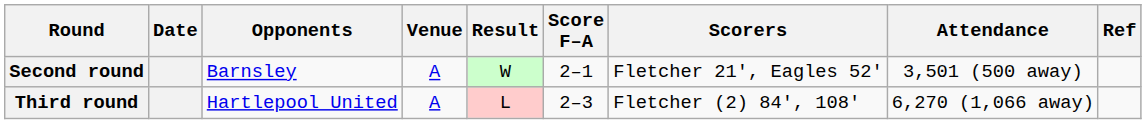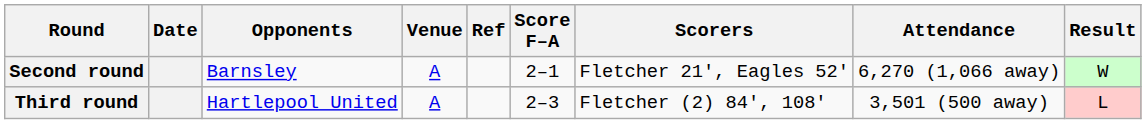columns swapped: (505, 31) <-> (1120, 31)
(993, 72) 3,501 (500 away) -> (959, 72) 6,270 (1,066 away)
(993, 103) 6,270 (1,066 away) -> (959, 103) 3,501 (500 away)
